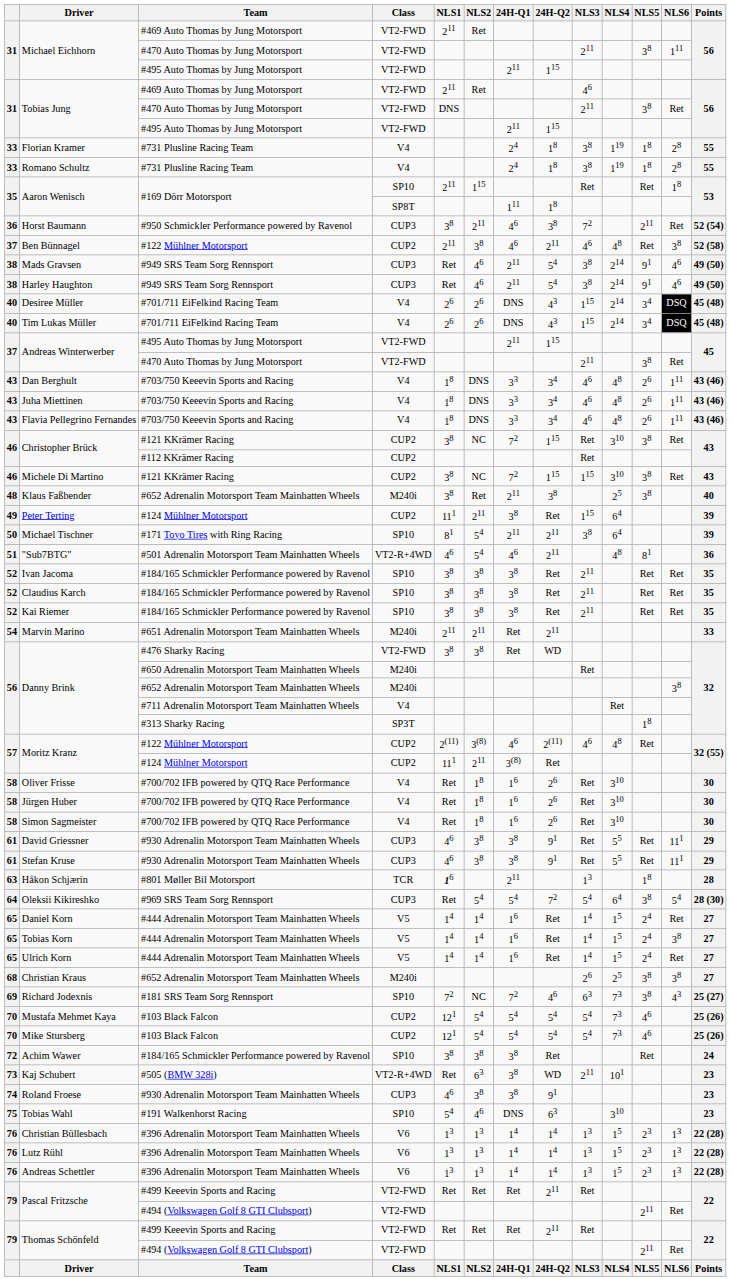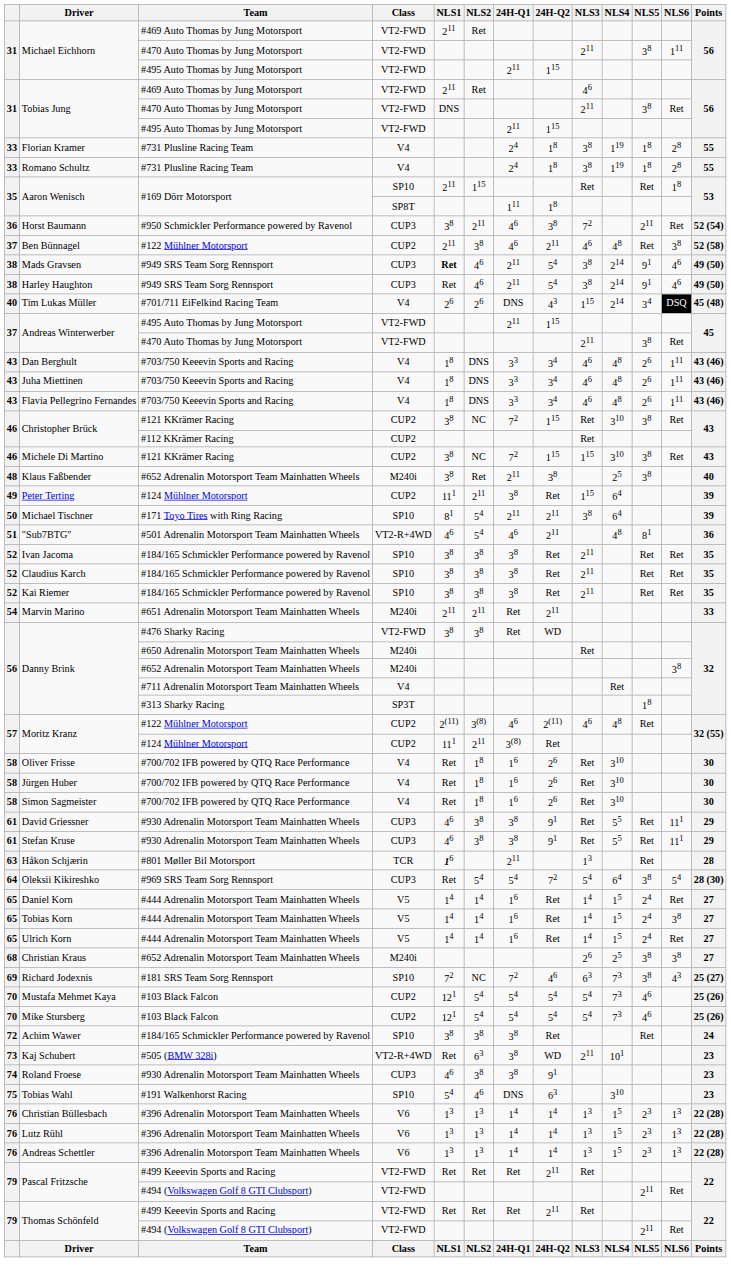(449, 264) normal -> (449, 264) bold
- row: (53, 303)
(647, 879) 18 -> (647, 860) Ret
